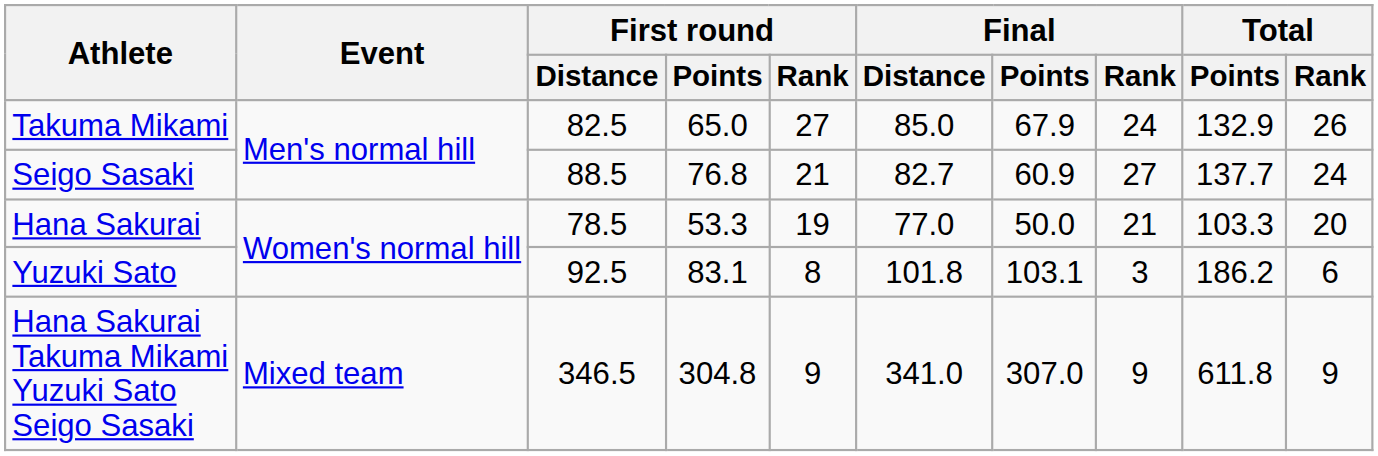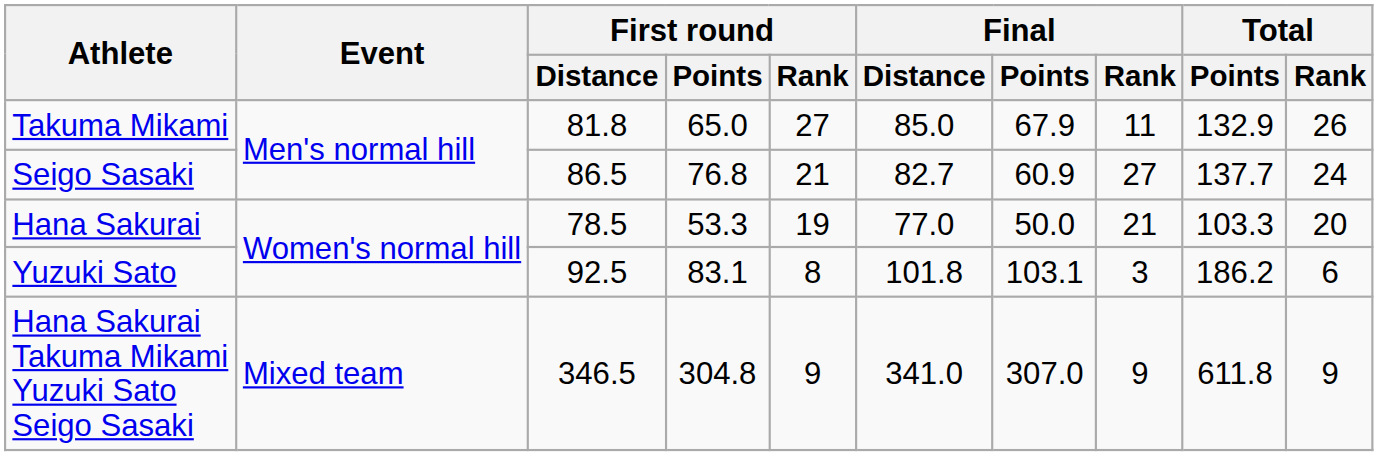(597, 126) 82.5 -> (597, 126) 81.8
(1140, 126) 24 -> (1140, 126) 11
(597, 175) 88.5 -> (597, 175) 86.5
